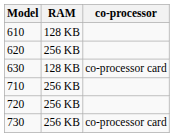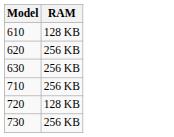- column: (126, 13)
(62, 68) 128 KB -> (62, 68) 256 KB
(62, 104) 256 KB -> (62, 104) 128 KB
